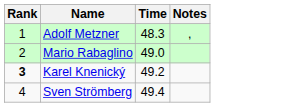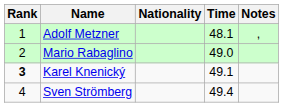+ column: (170, 14)
(153, 33) 48.3 -> (221, 33) 48.1
(153, 72) 49.2 -> (221, 72) 49.1
